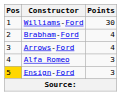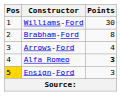(113, 36) 4 -> (113, 36) 8
(113, 60) normal -> (113, 60) bold
